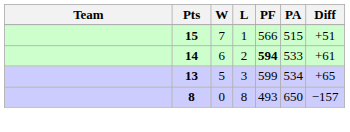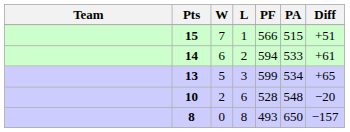(268, 55) bold -> (268, 55) normal
+ row: (192, 96)
